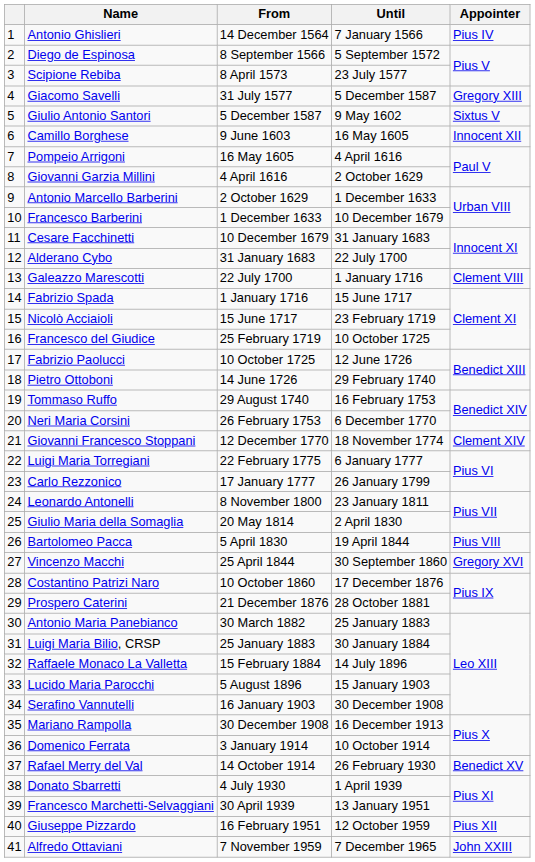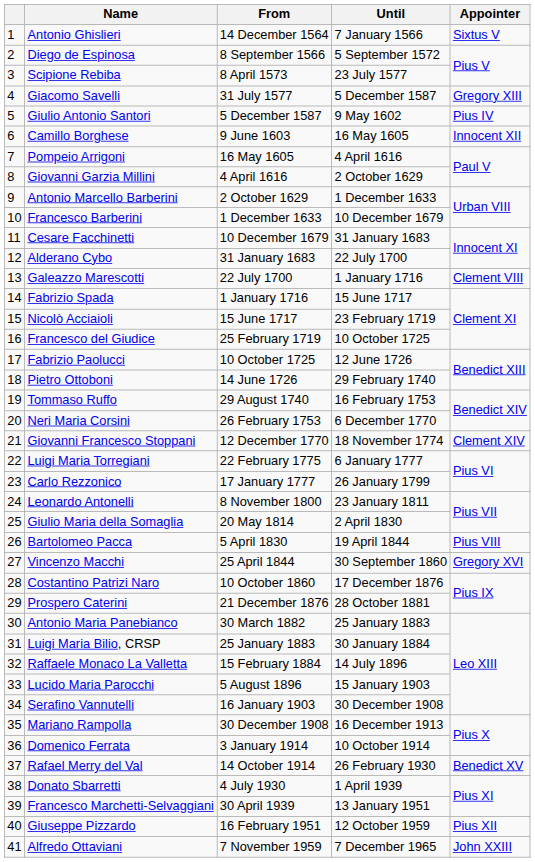(473, 34) Pius IV -> (476, 34) Sixtus V
(476, 116) Sixtus V -> (473, 116) Pius IV
